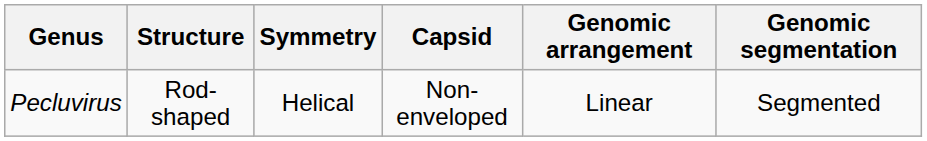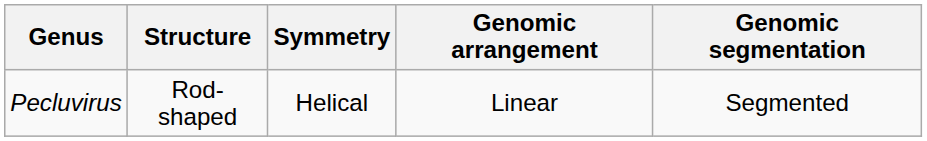- column: (452, 37)
